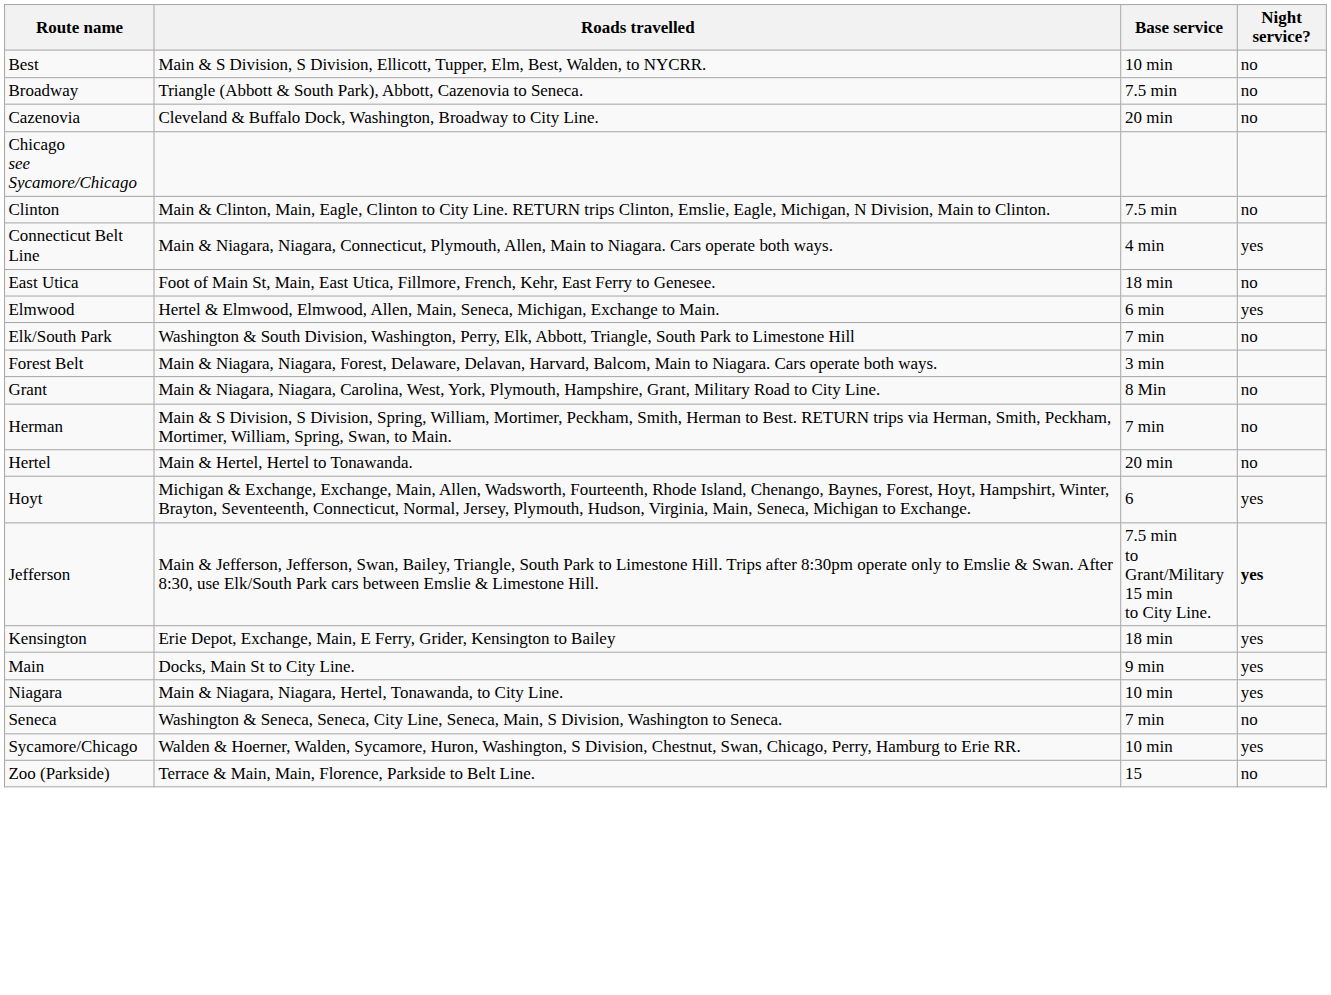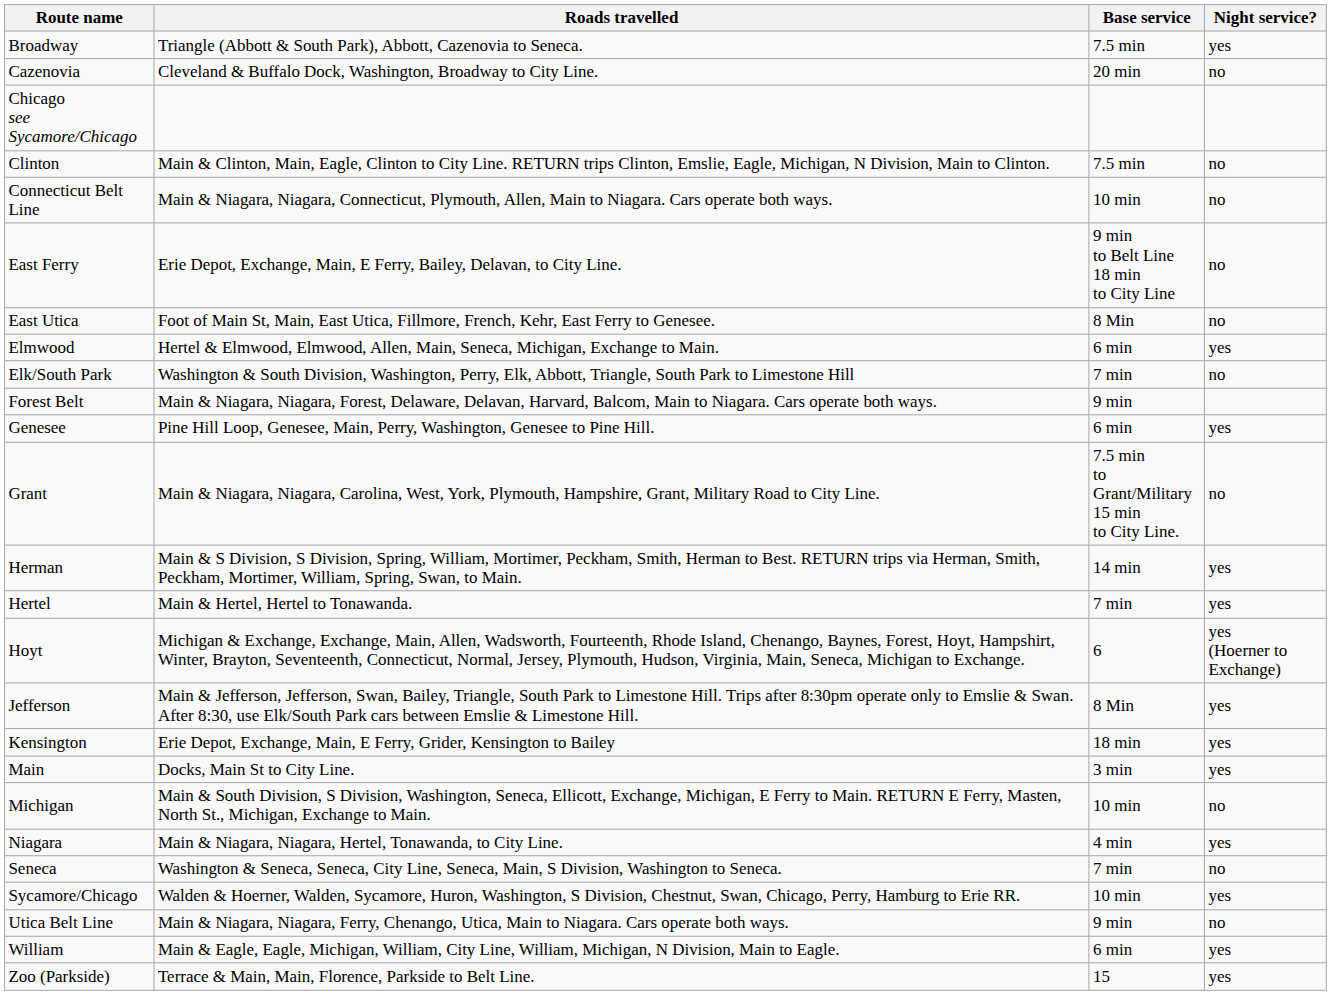- row: (24, 63)
(1249, 90) no -> (1220, 44) yes
(1145, 246) 4 min -> (1117, 200) 10 min
(1252, 246) yes -> (1217, 200) no
+ row: (44, 265)
(1149, 282) 18 min -> (1114, 320) 8 Min
(1145, 363) 3 min -> (1113, 401) 9 min
+ row: (37, 428)
(1146, 390) 8 Min -> (1142, 493) 7.5 min to Grant/Military 15 min to City Line.
(1145, 426) 7 min -> (1117, 567) 14 min
(1249, 426) no -> (1220, 567) yes
(1149, 463) 20 min -> (1113, 604) 7 min
(1249, 463) no -> (1220, 604) yes
(1252, 499) yes -> (1248, 650) yes (Hoerner to Exchange)
(1175, 574) 7.5 min to Grant/Military 15 min to City Line. -> (1114, 705) 8 Min
(1252, 574) bold -> (1220, 705) normal
(1145, 666) 9 min -> (1113, 769) 3 min
+ row: (41, 805)
(1149, 692) 10 min -> (1113, 842) 4 min
+ row: (61, 922)
+ row: (36, 949)
(1249, 773) no -> (1220, 976) yes
